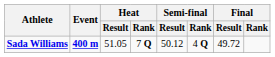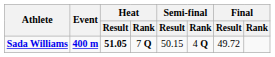(116, 44) normal -> (116, 44) bold
(172, 44) 50.12 -> (172, 44) 50.15
